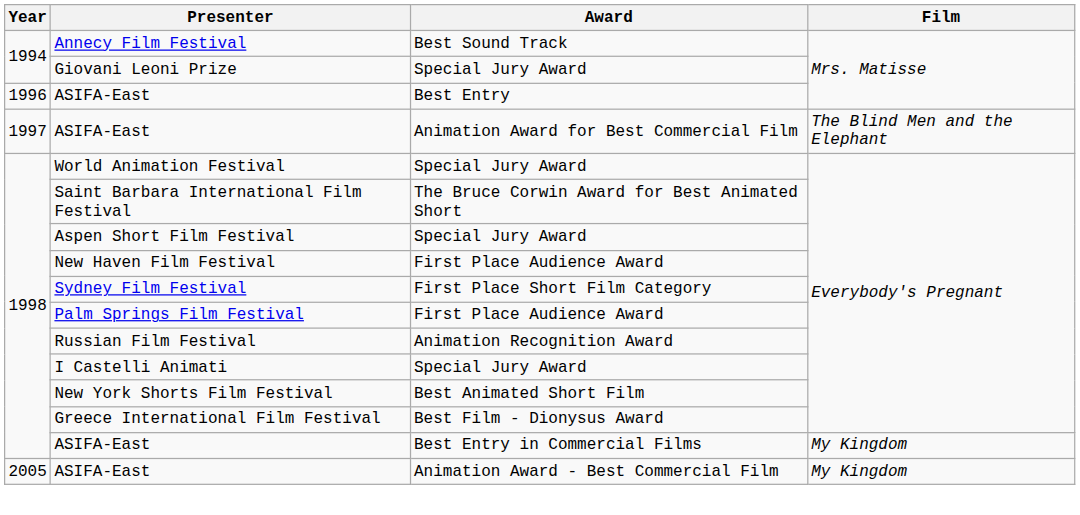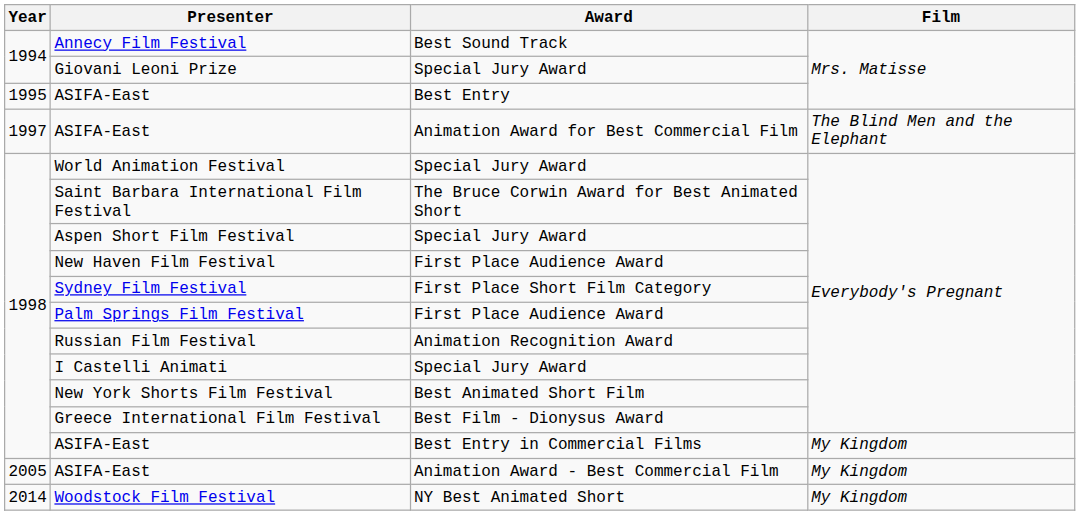(28, 96) 1996 -> (28, 96) 1995
+ row: (165, 498)
